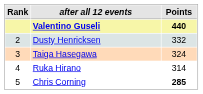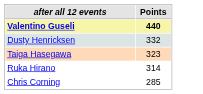- column: (18, 12)
(179, 54) 324 -> (153, 54) 323
(179, 82) bold -> (153, 82) normal
